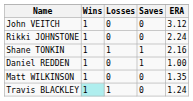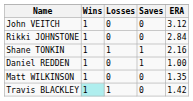(177, 37) 2.24 -> (177, 37) 2.84
(177, 90) 1.24 -> (177, 90) 1.42
